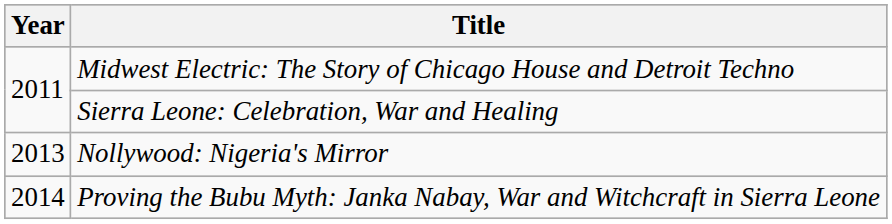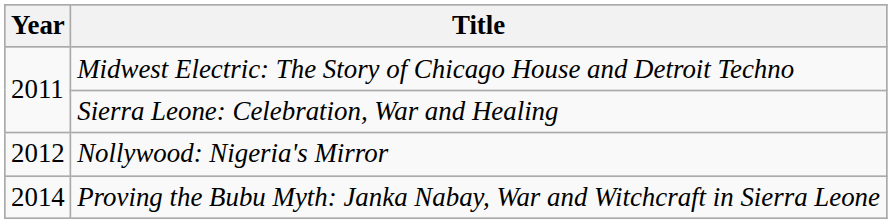(38, 153) 2013 -> (38, 153) 2012
